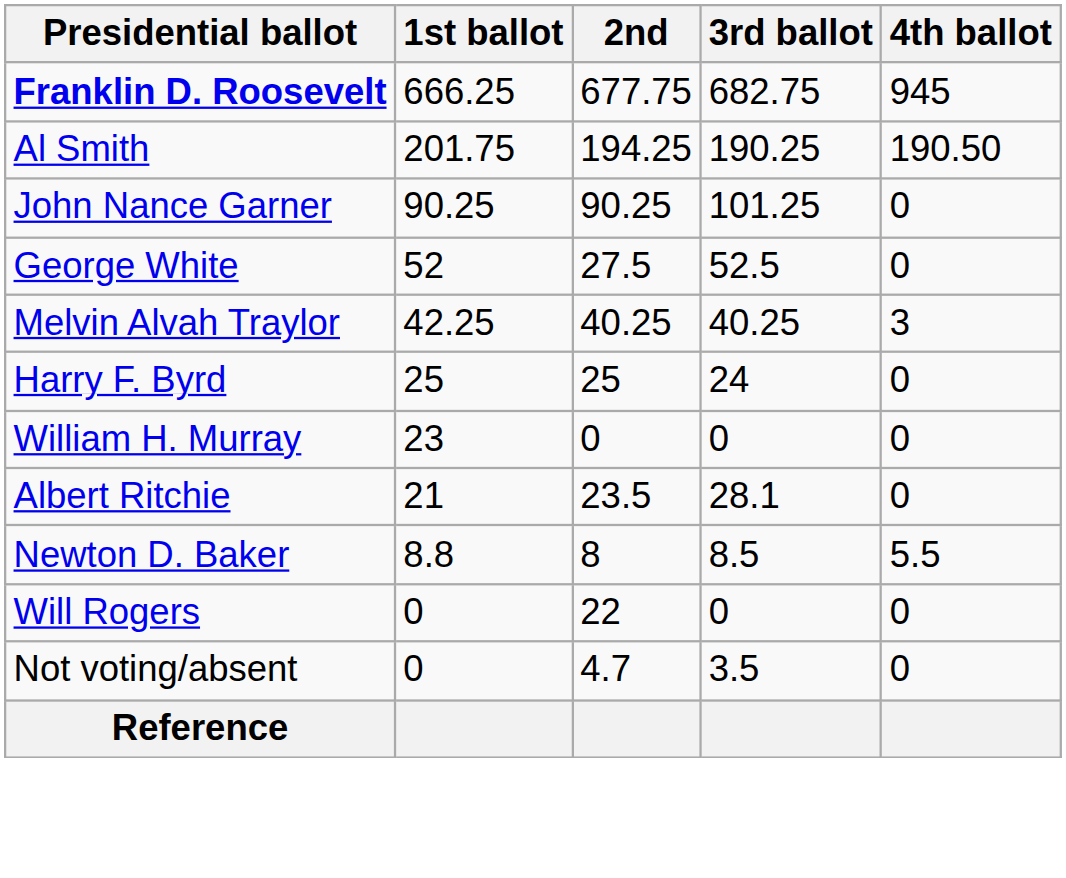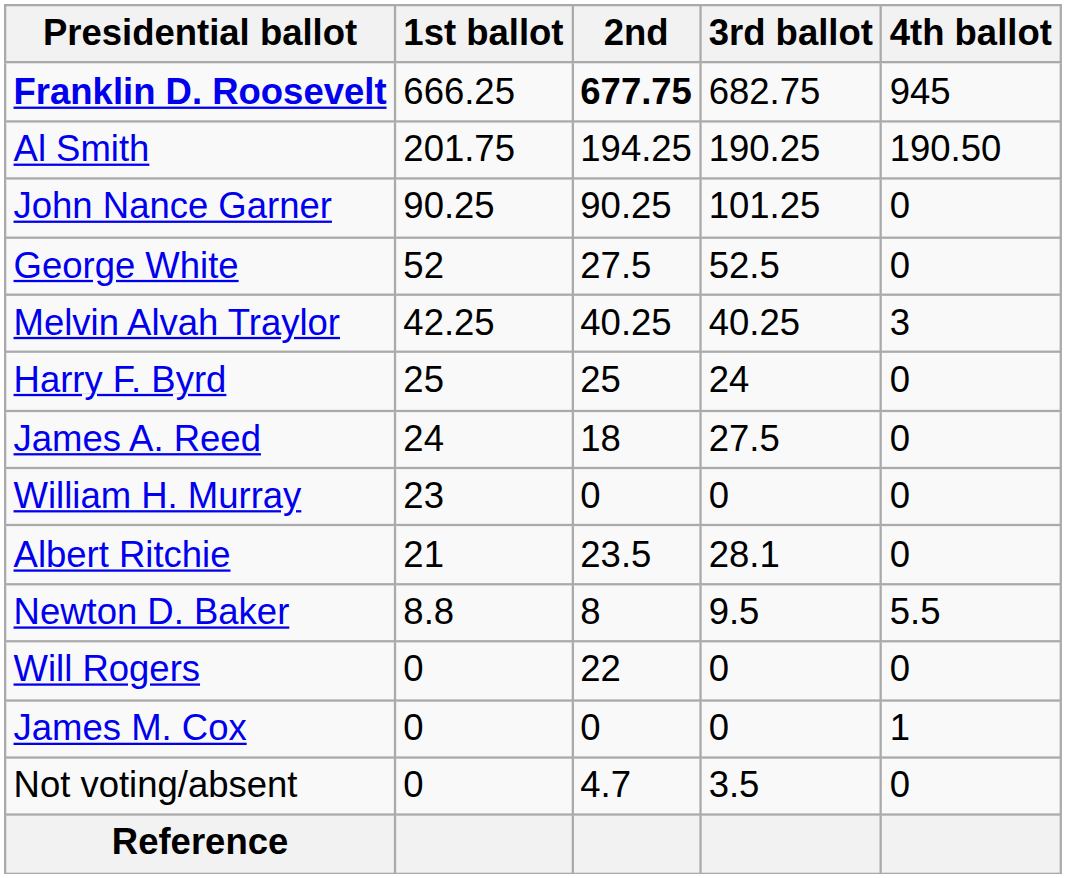(636, 91) normal -> (636, 91) bold
+ row: (137, 438)
(734, 554) 8.5 -> (734, 611) 9.5
+ row: (130, 727)
